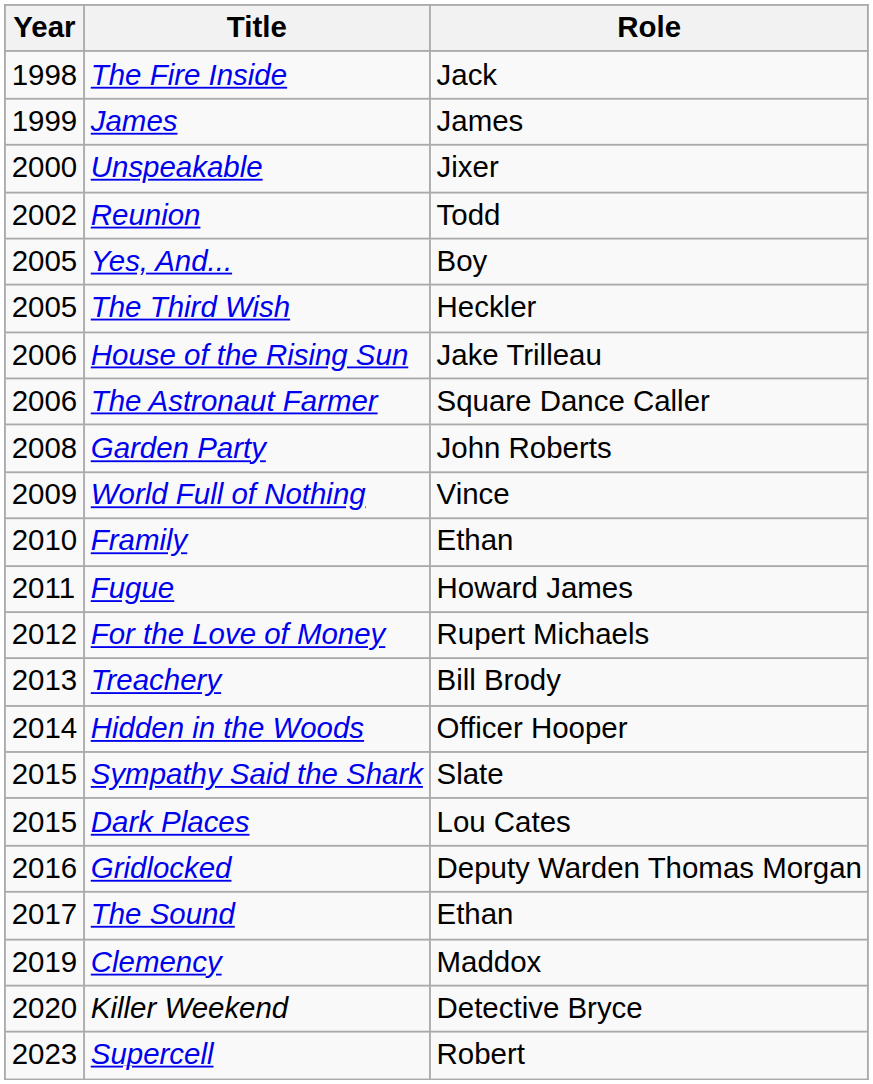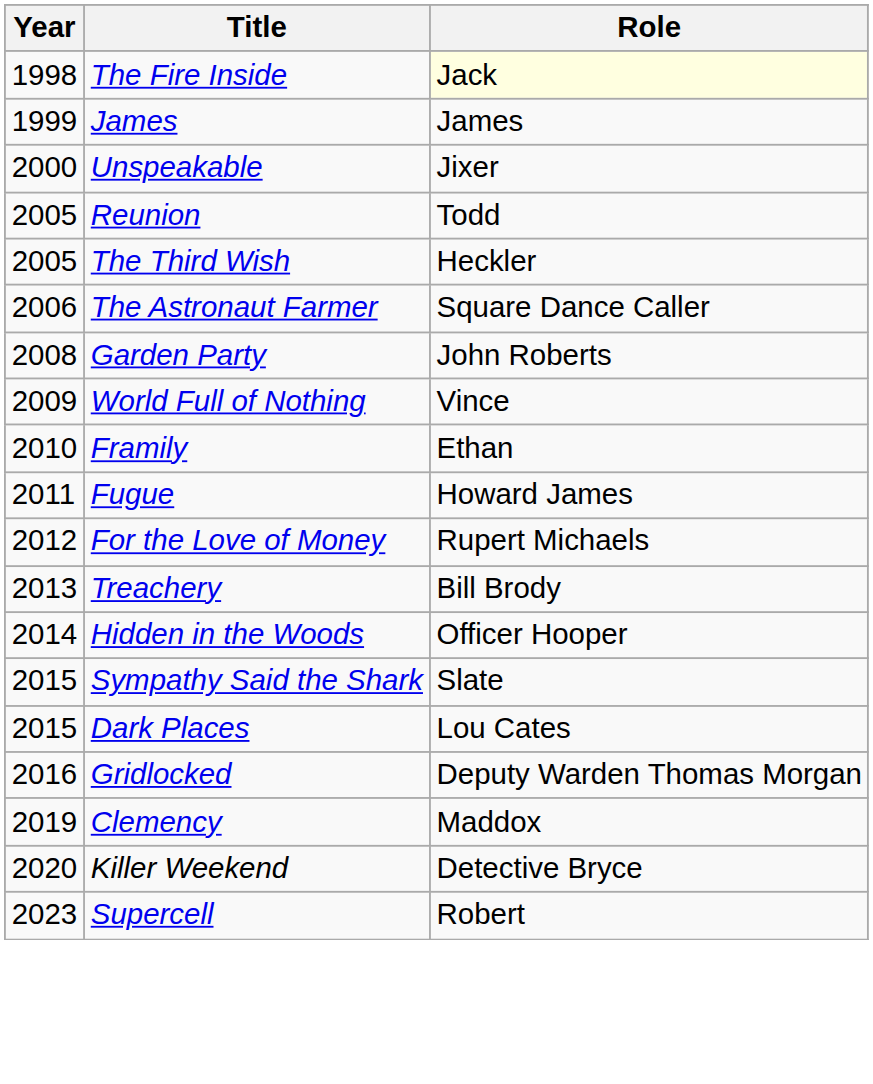(467, 74) no background -> (467, 74) lightyellow background
(44, 214) 2002 -> (44, 214) 2005
- row: (161, 261)
- row: (250, 354)
- row: (163, 914)
